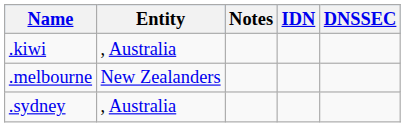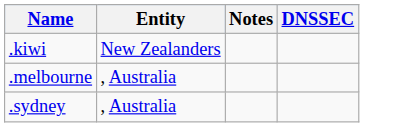- column: (298, 19)
(138, 48) , Australia -> (161, 48) New Zealanders
(161, 77) New Zealanders -> (138, 77) , Australia
